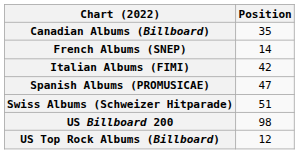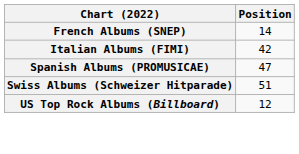- row: (120, 31)
- row: (120, 121)
